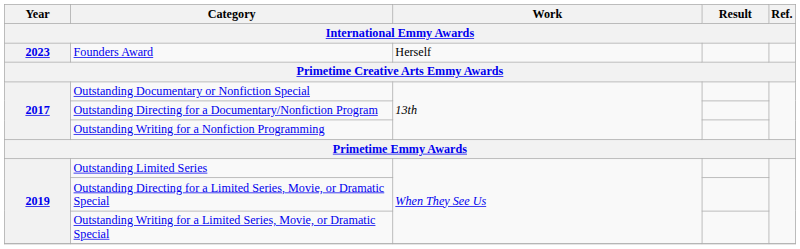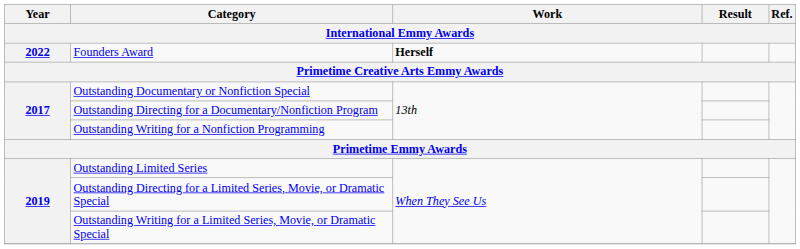(38, 52) 2023 -> (38, 52) 2022
(413, 52) normal -> (414, 52) bold
